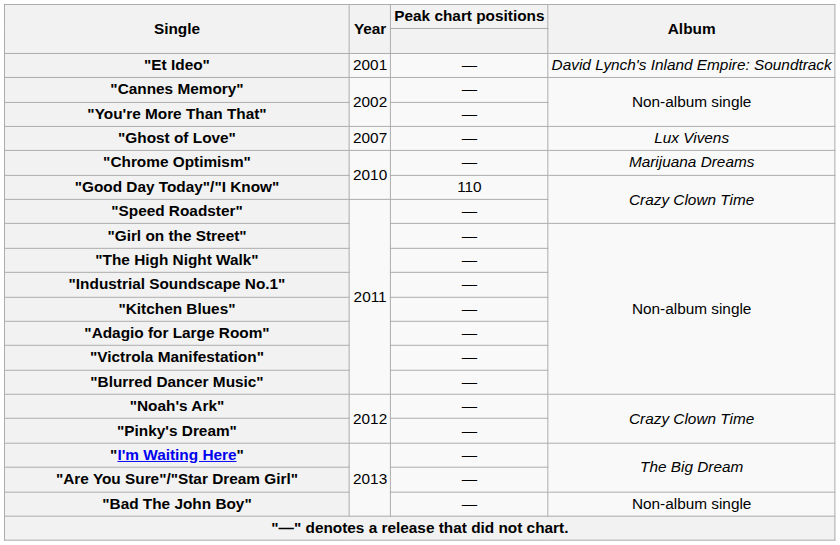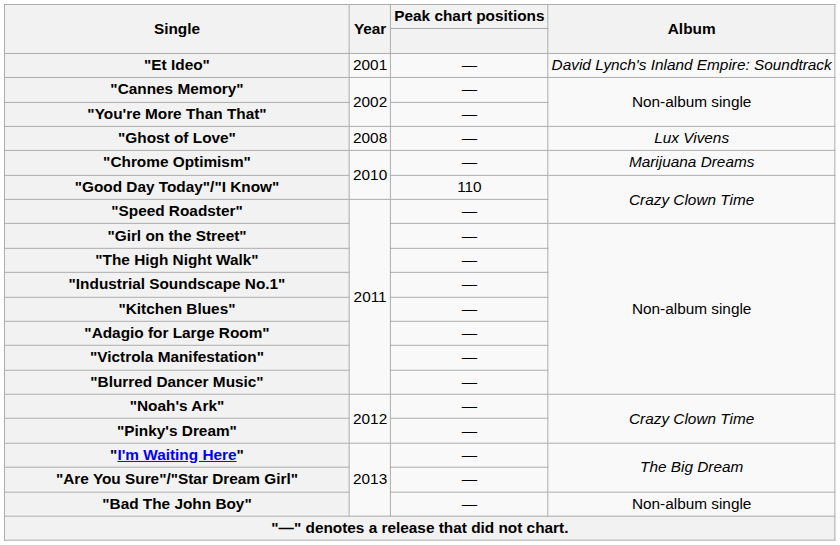(370, 138) 2007 -> (370, 138) 2008
